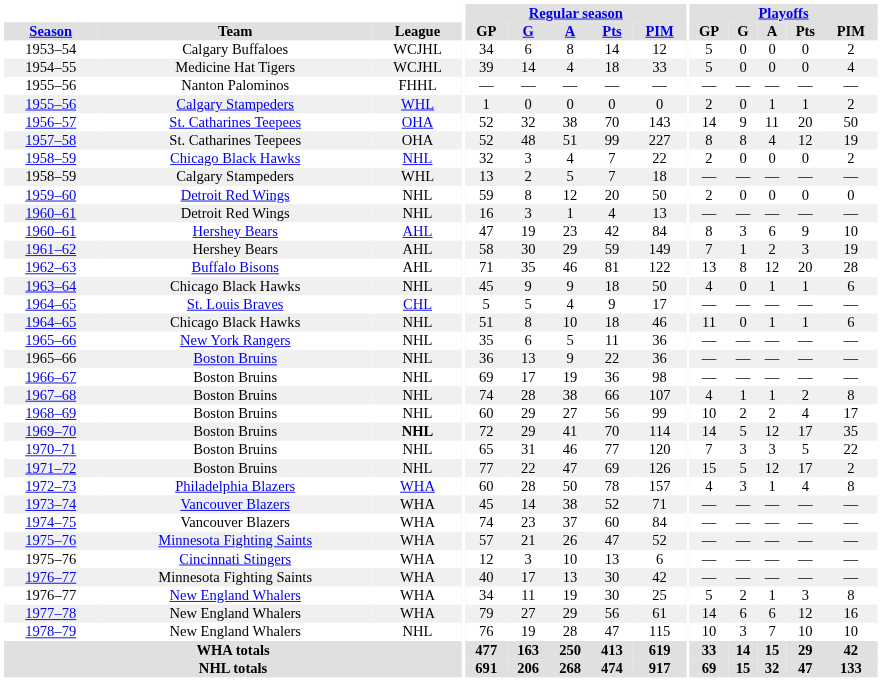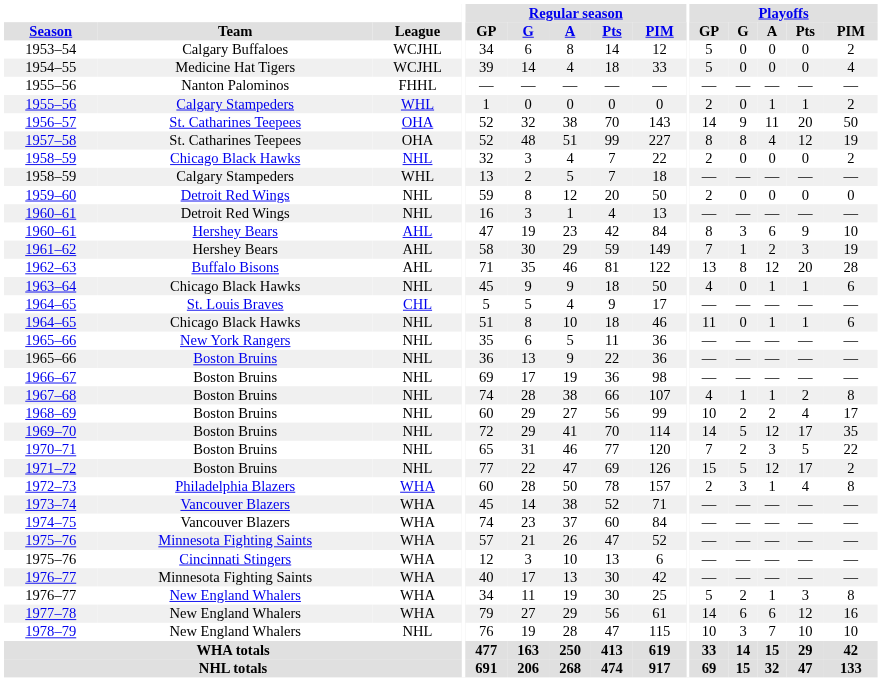(418, 431) bold -> (418, 431) normal
(743, 449) 3 -> (743, 449) 2
(709, 486) 4 -> (709, 486) 2
